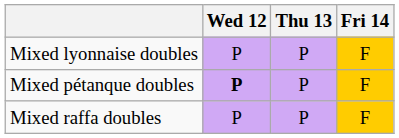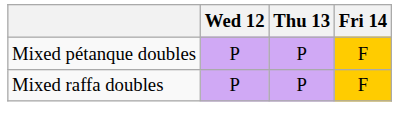- row: (104, 53)
(237, 85) bold -> (235, 53) normal
